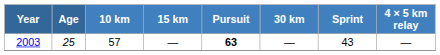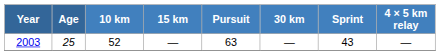(115, 42) 57 -> (115, 42) 52
(231, 42) bold -> (231, 42) normal
